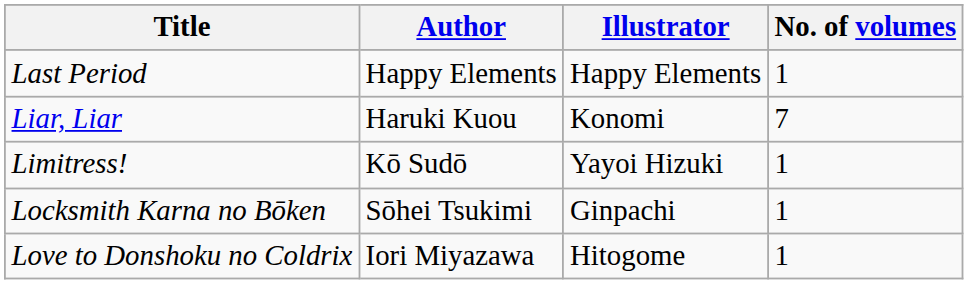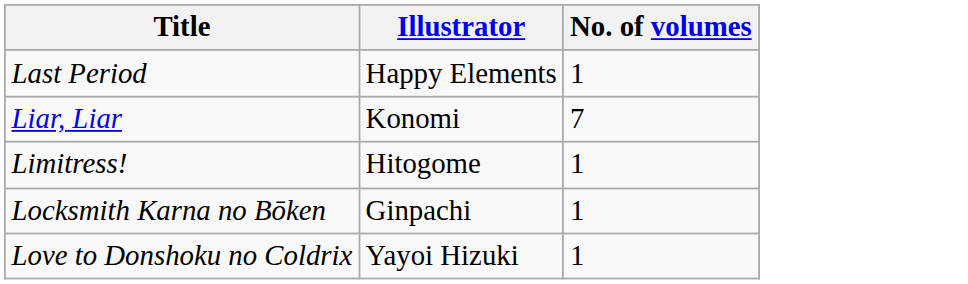- column: (461, 27)
(647, 164) Yayoi Hizuki -> (423, 164) Hitogome
(628, 255) Hitogome -> (442, 255) Yayoi Hizuki
